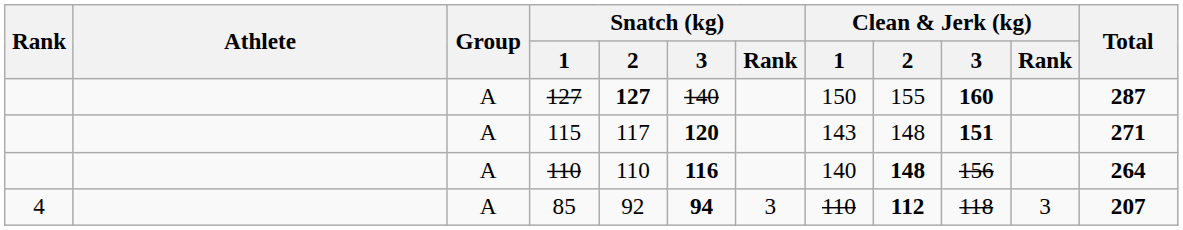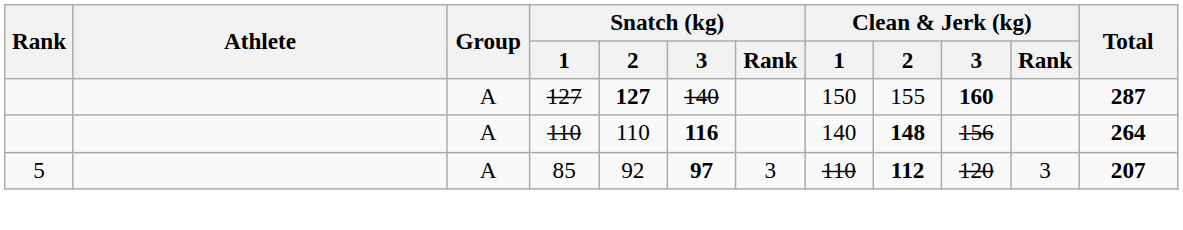- row: (564, 133)
(39, 206) 4 -> (39, 170) 5
(702, 206) 94 -> (702, 170) 97
(976, 206) 118 -> (976, 170) 120
